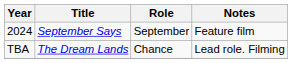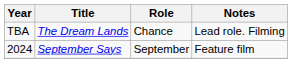rows swapped: (20, 31) <-> (18, 49)
